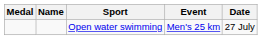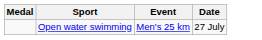- column: (51, 12)
